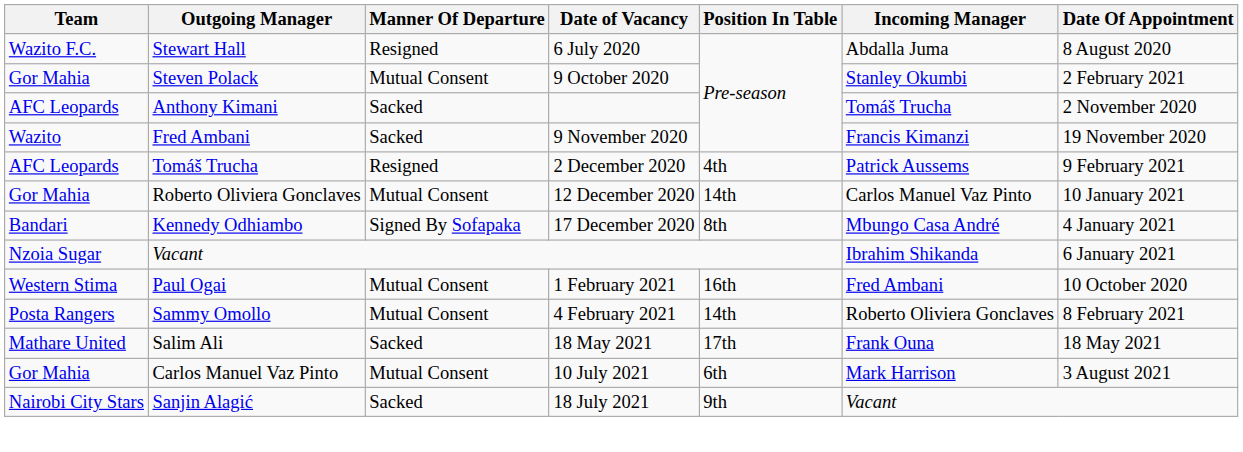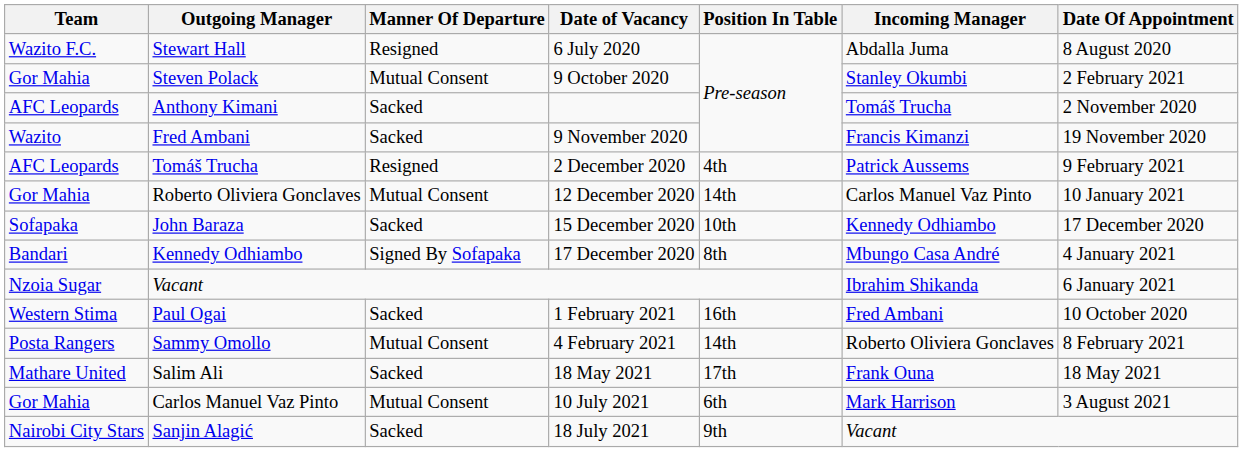+ row: (198, 225)
(429, 284) Mutual Consent -> (396, 313) Sacked
